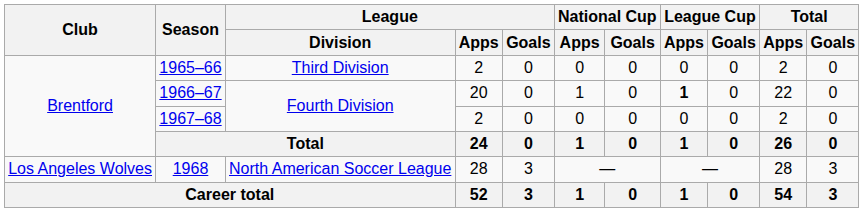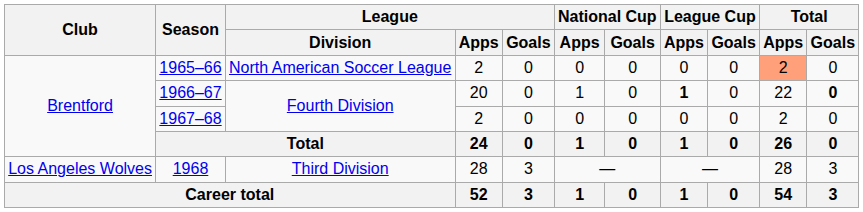(340, 67) Third Division -> (340, 67) North American Soccer League
(783, 67) no background -> (783, 67) lightsalmon background
(833, 93) normal -> (833, 93) bold
(340, 169) North American Soccer League -> (340, 169) Third Division
